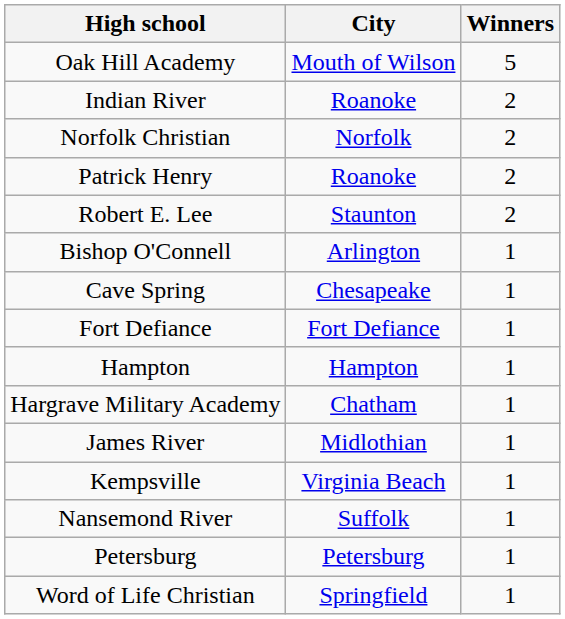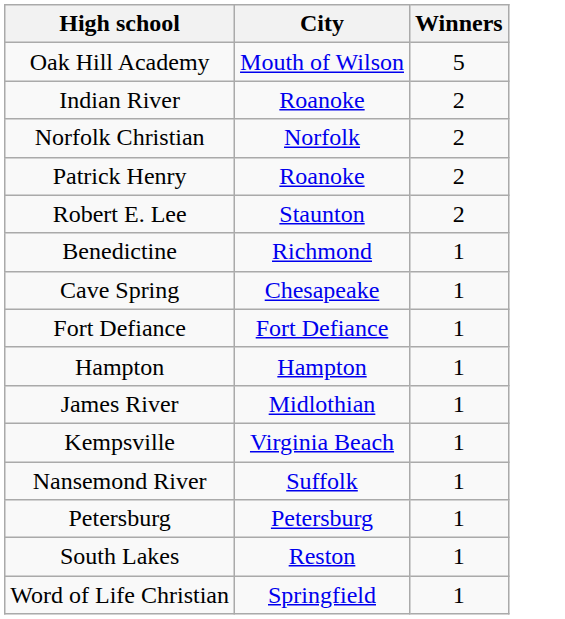+ row: (120, 251)
- row: (145, 251)
- row: (145, 404)
+ row: (120, 556)
